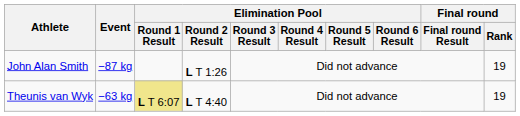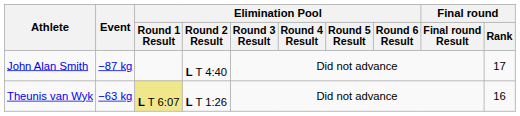(206, 72) L T 1:26 -> (206, 72) L T 4:40
(499, 66) 19 -> (499, 66) 17
(206, 103) L T 4:40 -> (206, 103) L T 1:26
(499, 96) 19 -> (499, 96) 16
